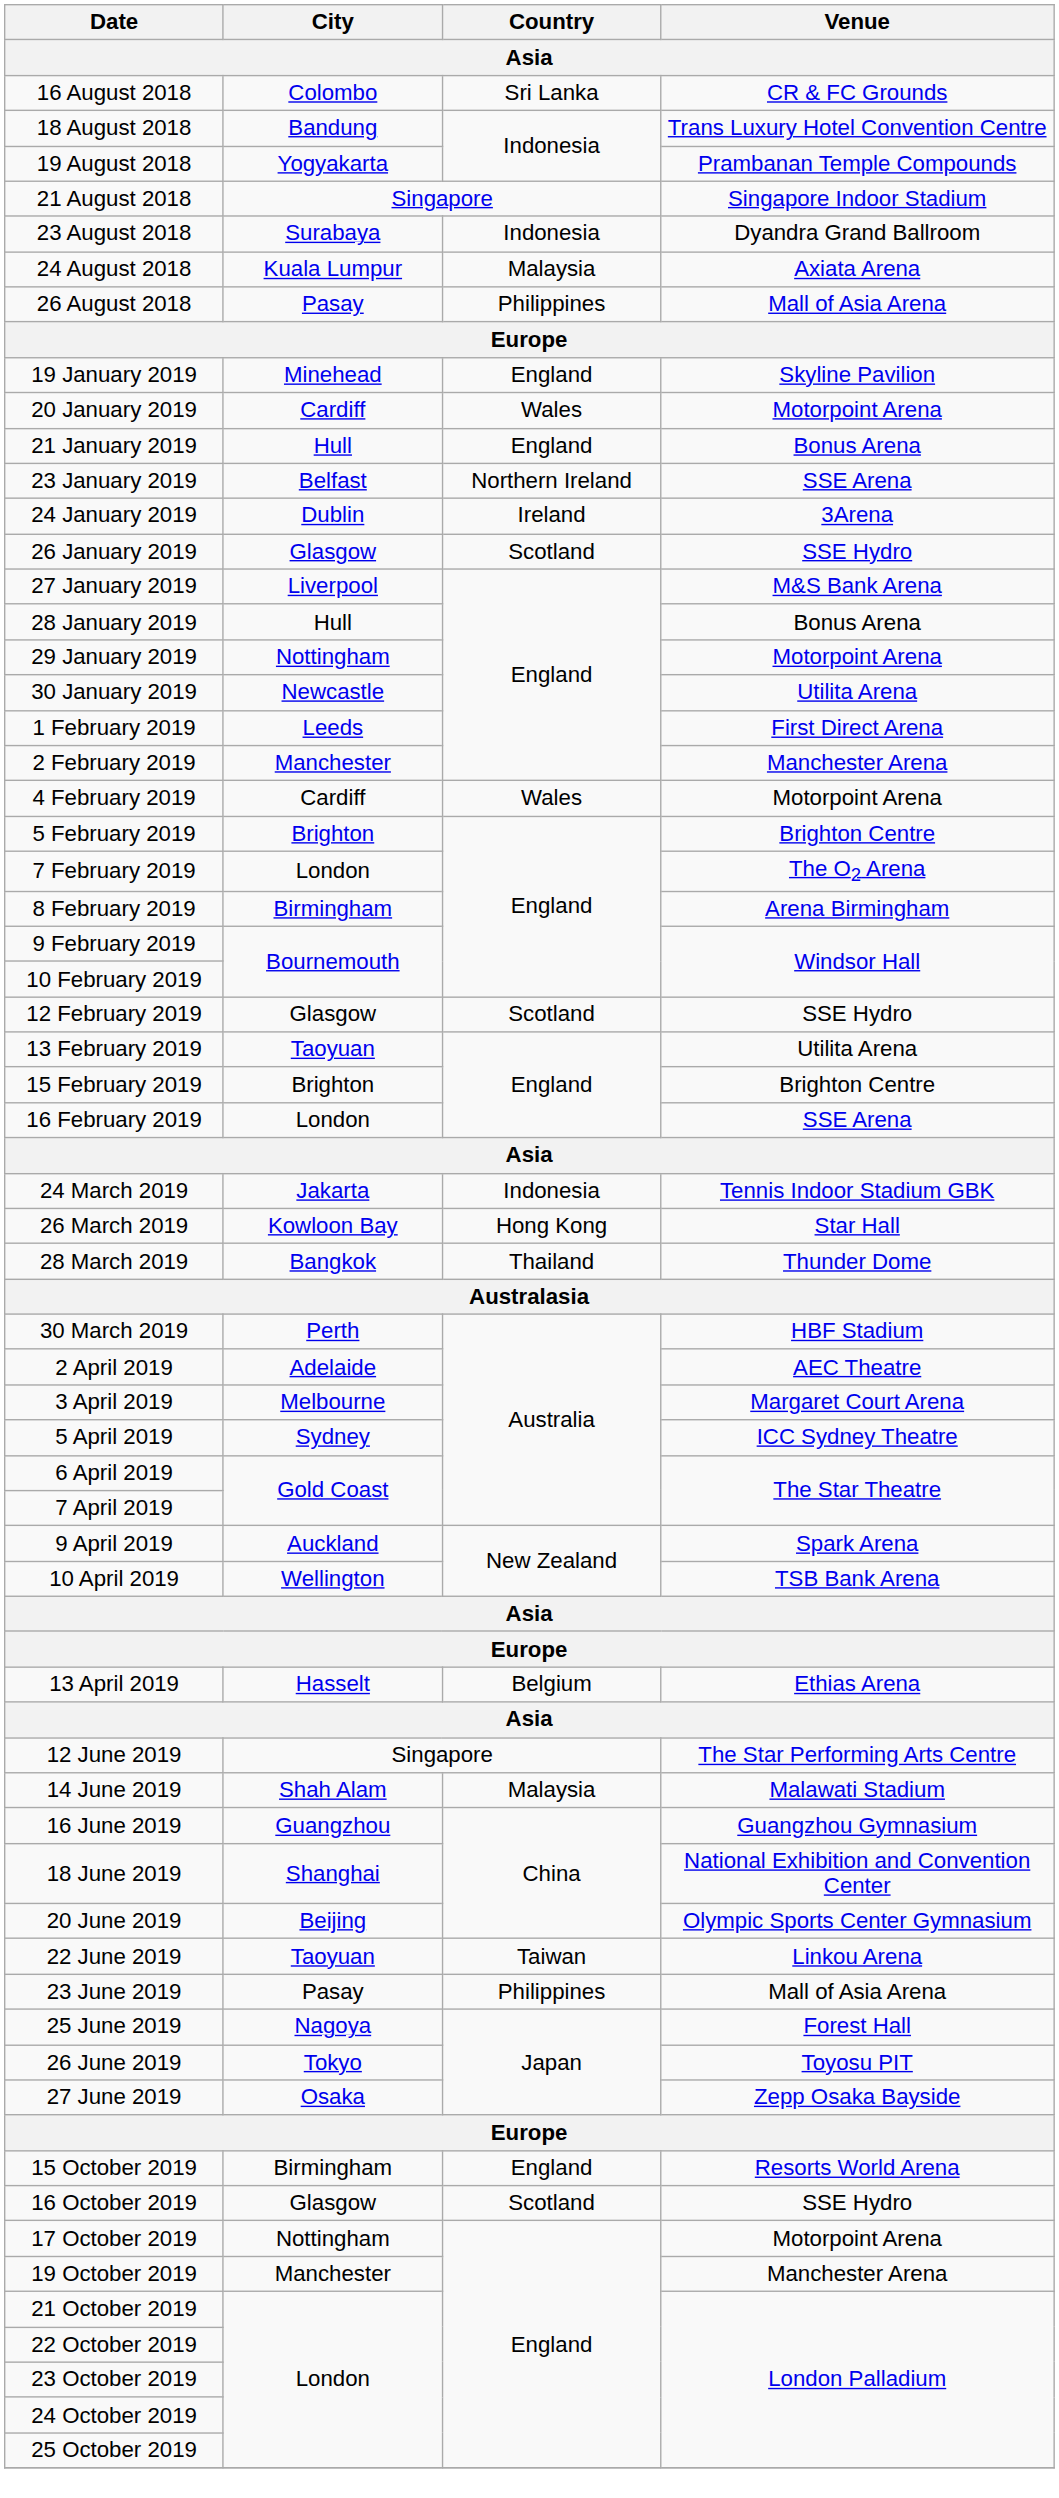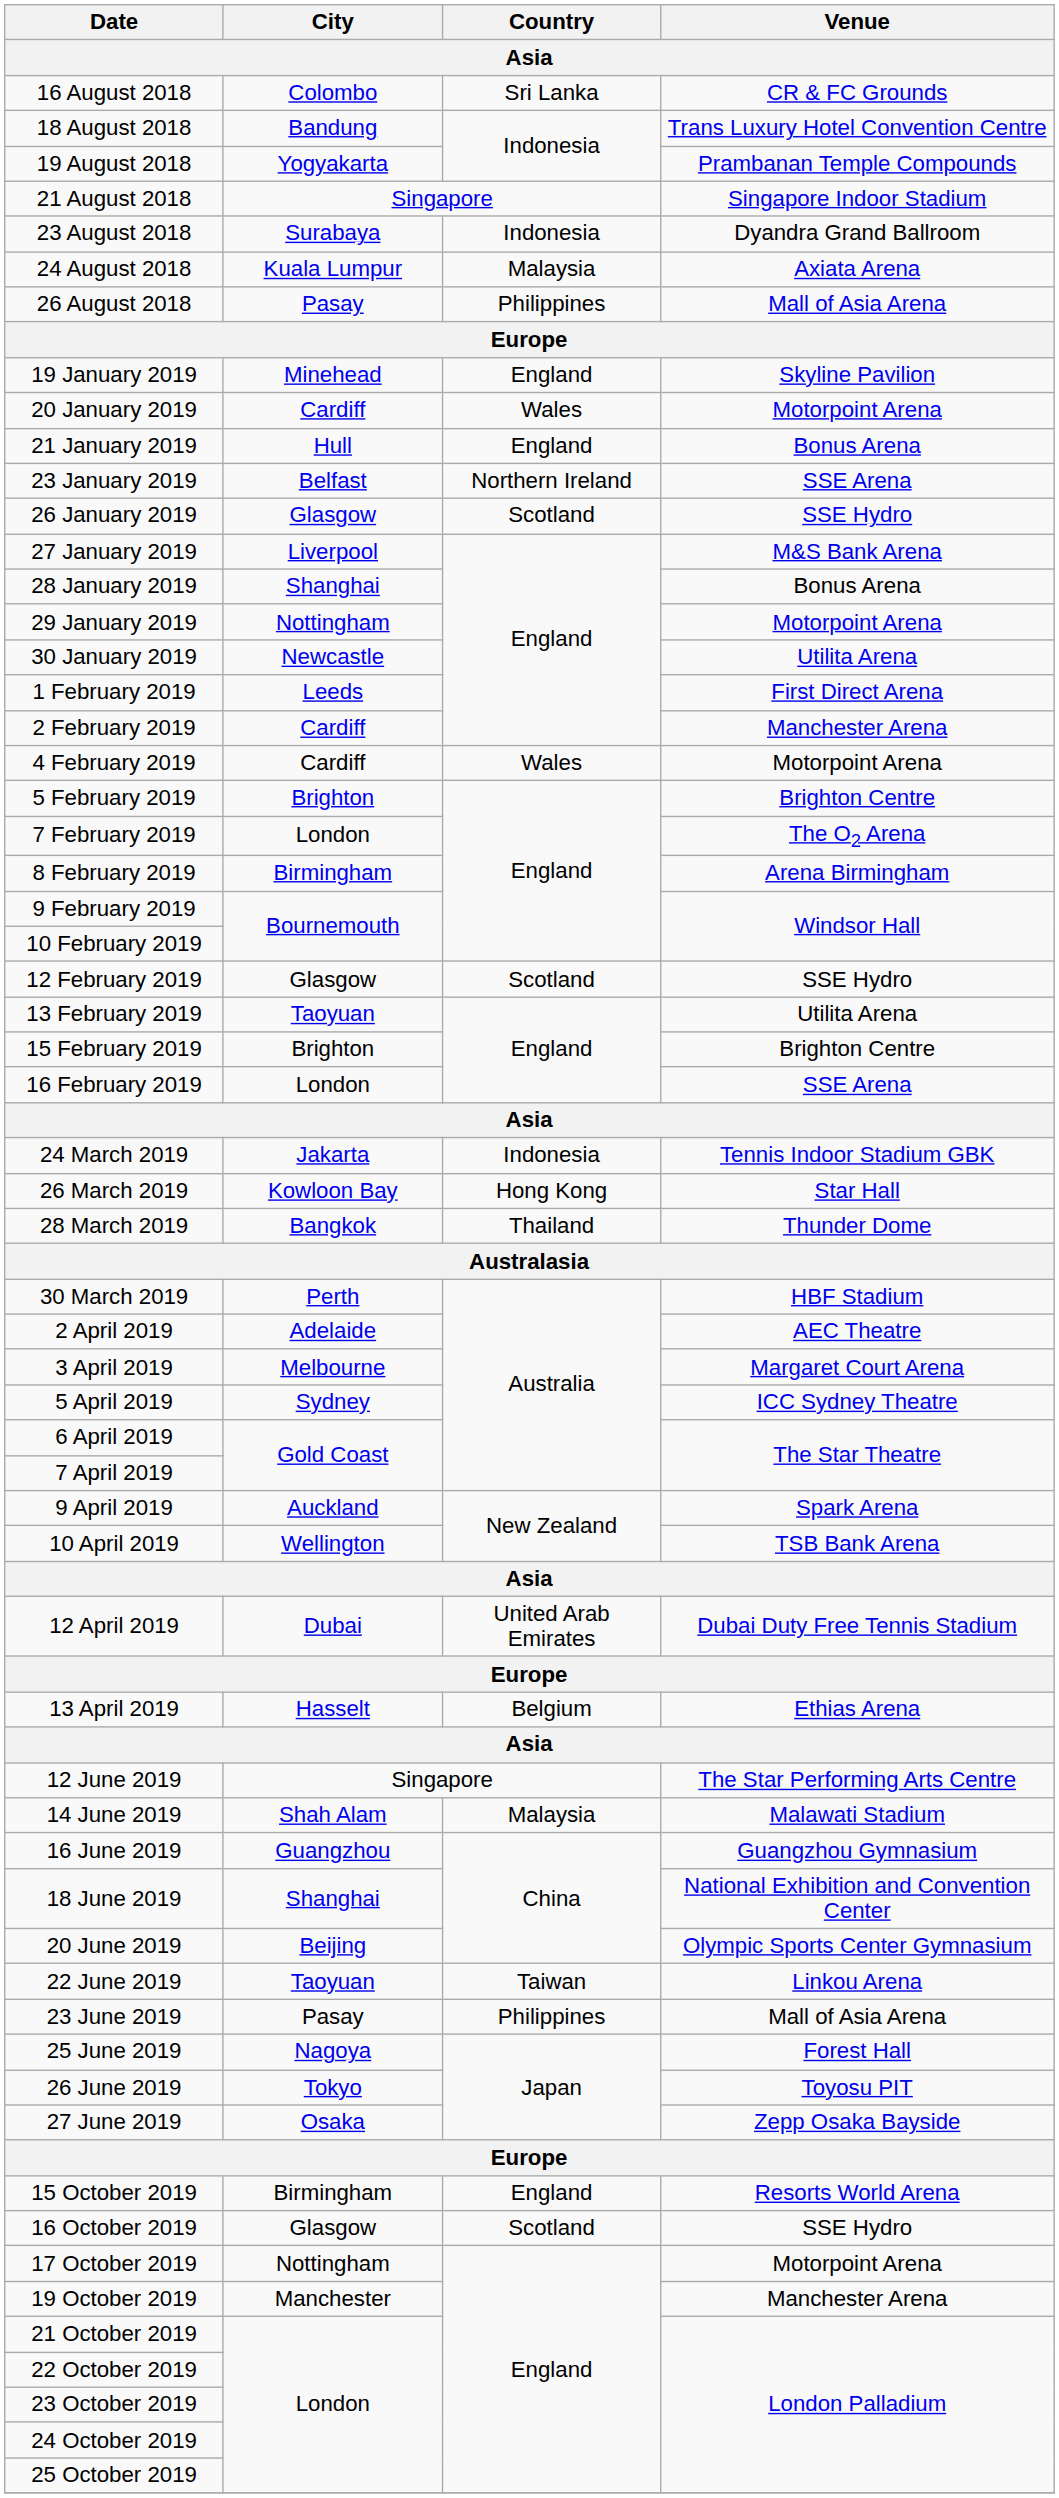- row: (114, 515)
(333, 621) Hull -> (333, 586) Shanghai
(333, 762) Manchester -> (333, 727) Cardiff
+ row: (114, 1626)
